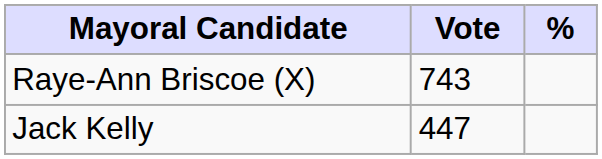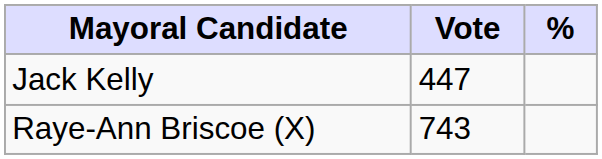rows swapped: (164, 79) <-> (83, 128)
